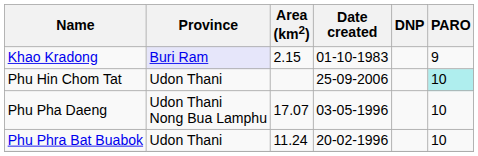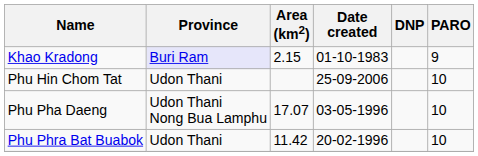(439, 79) paleturquoise background -> (439, 79) no background
(291, 140) 11.24 -> (291, 140) 11.42
